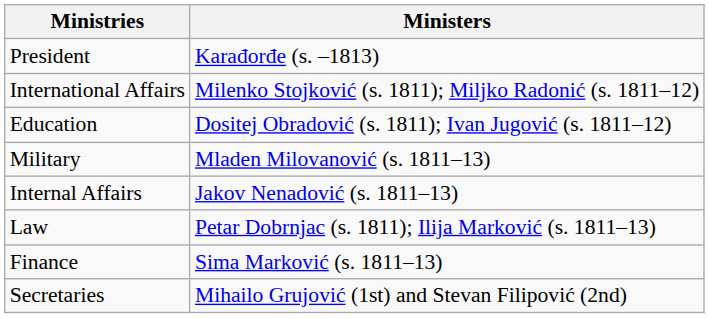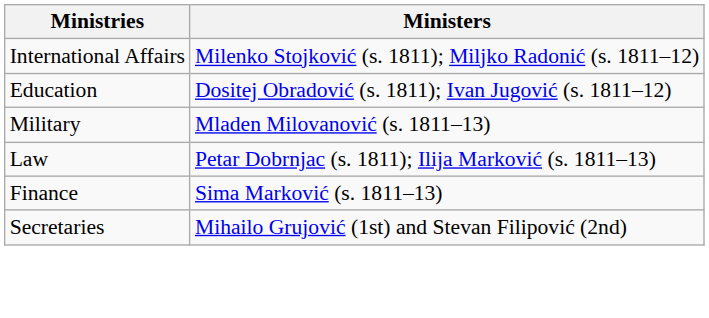- row: (50, 55)
- row: (76, 192)
